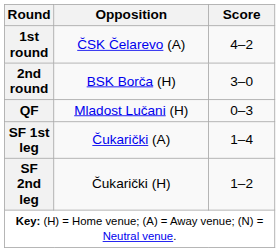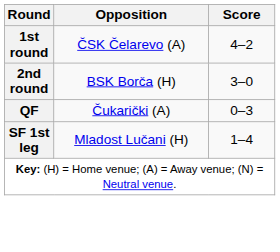(131, 110) Mladost Lučani (H) -> (131, 110) Čukarički (A)
(131, 139) Čukarički (A) -> (131, 139) Mladost Lučani (H)
- row: (29, 184)
